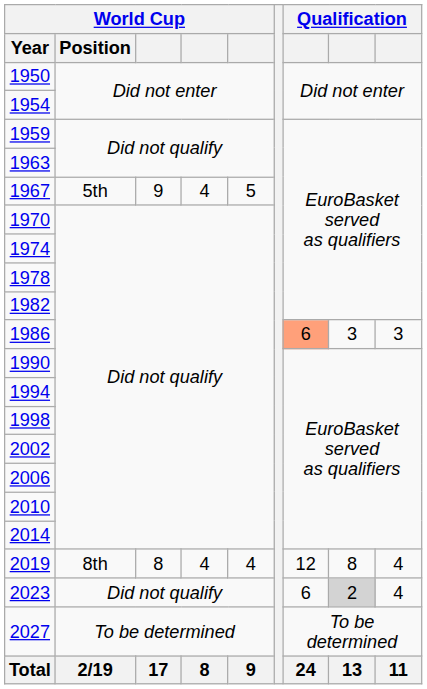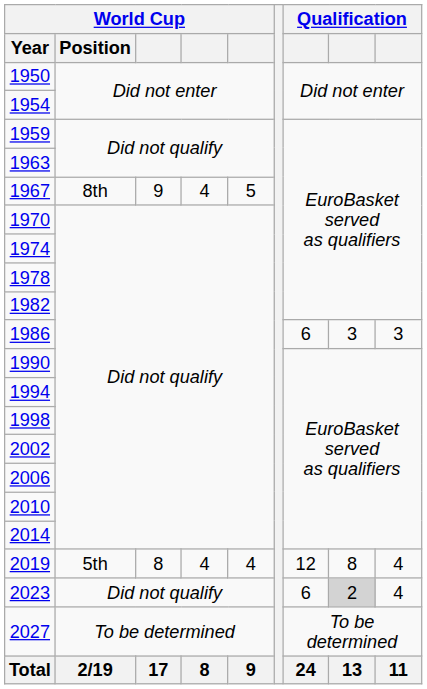(95, 191) 5th -> (95, 191) 8th
(306, 335) lightsalmon background -> (306, 335) no background
(95, 564) 8th -> (95, 564) 5th
